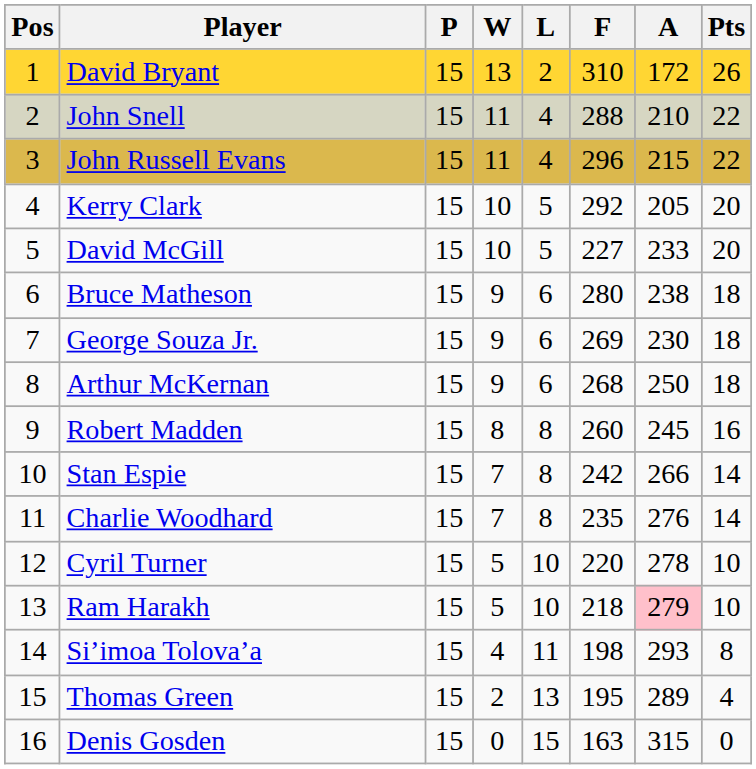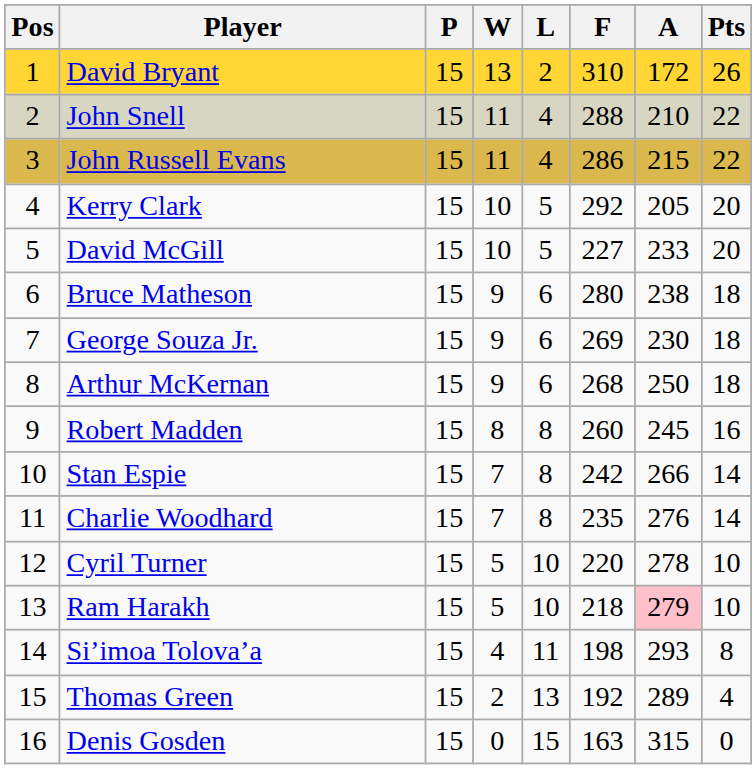(603, 160) 296 -> (603, 160) 286
(603, 696) 195 -> (603, 696) 192
